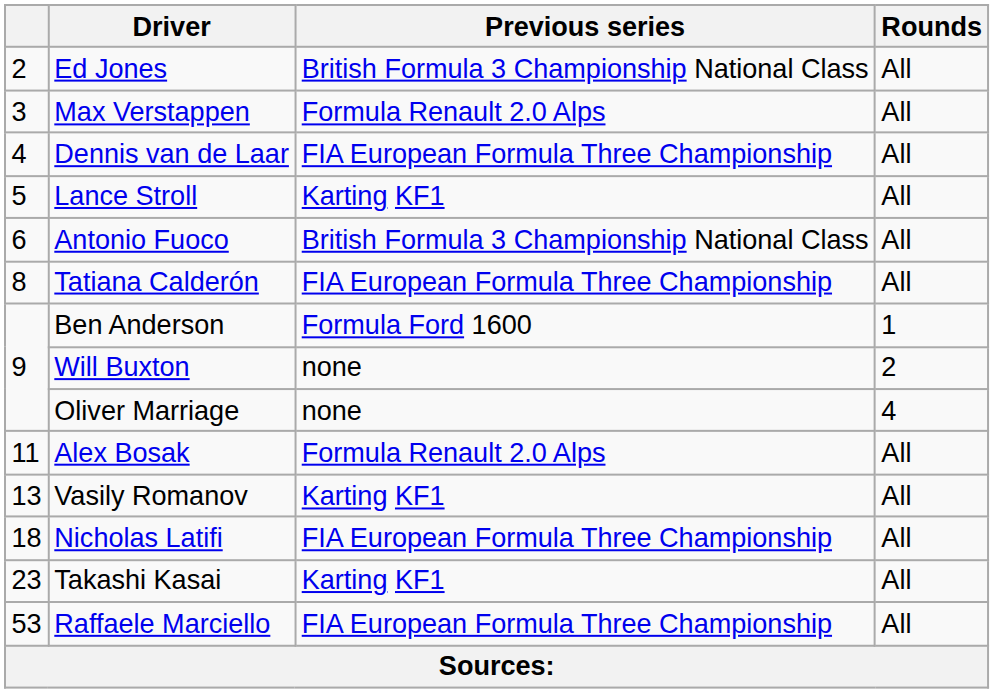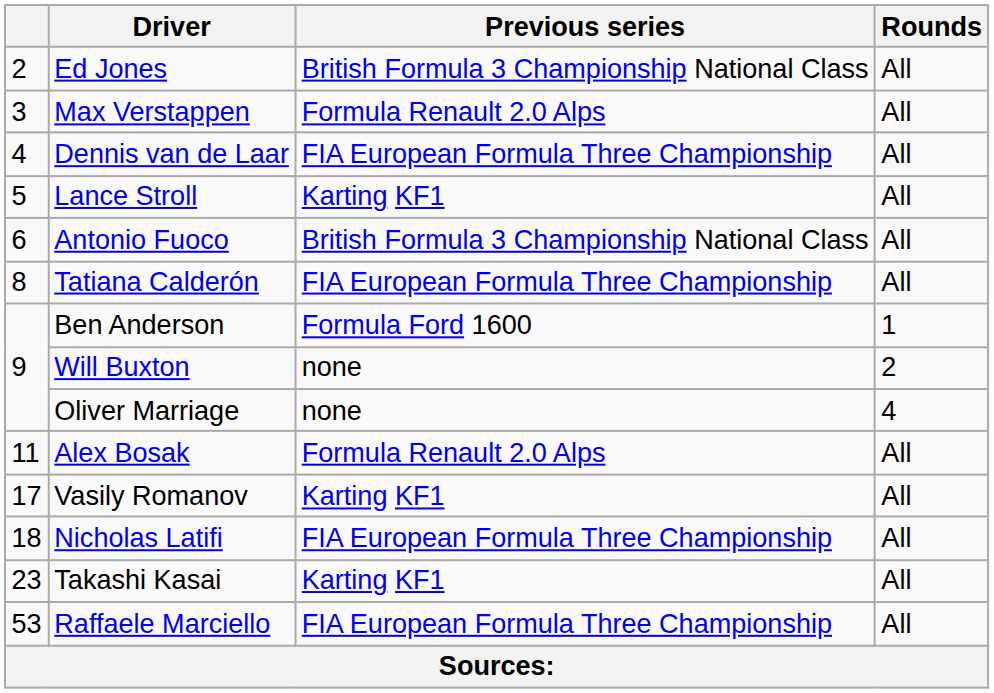(26, 495) 13 -> (26, 495) 17
